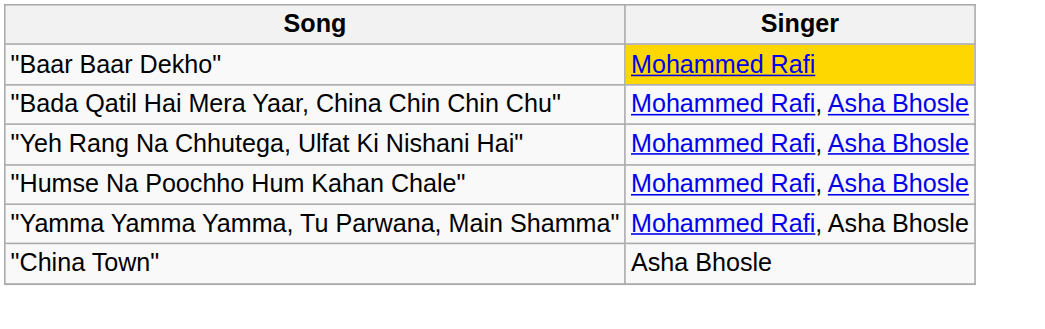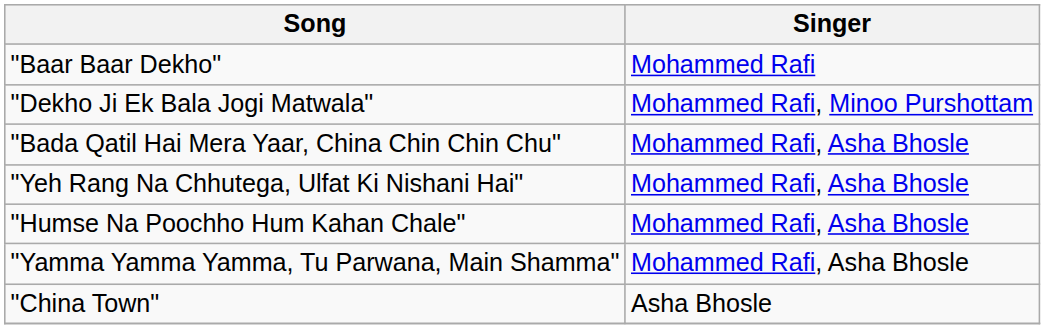(723, 64) gold background -> (723, 64) no background
+ row: (192, 104)
